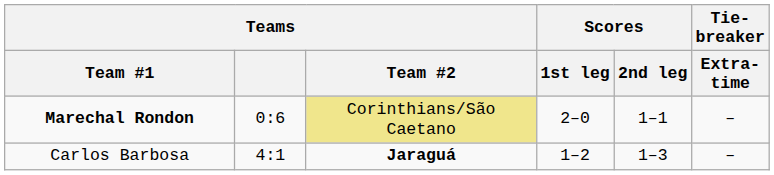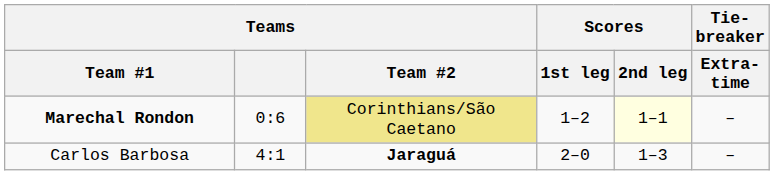(575, 120) 2–0 -> (575, 120) 1–2
(653, 120) no background -> (653, 120) lightyellow background
(575, 156) 1–2 -> (575, 156) 2–0
